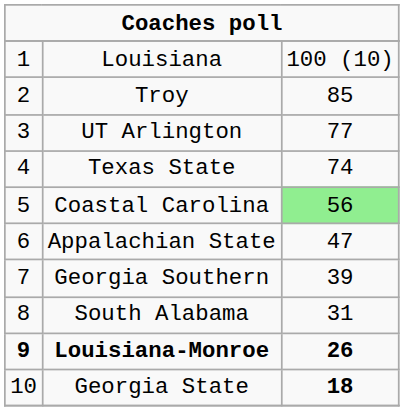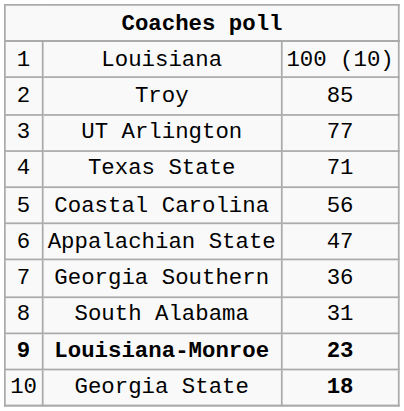(340, 169) 74 -> (340, 169) 71
(340, 205) lightgreen background -> (340, 205) no background
(340, 278) 39 -> (340, 278) 36
(340, 351) 26 -> (340, 351) 23
